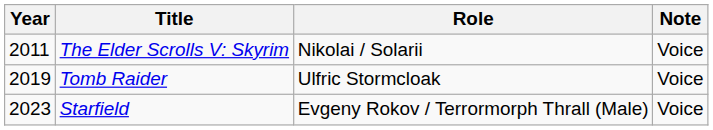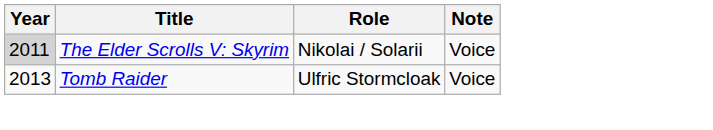(29, 49) no background -> (29, 49) lightgrey background
(30, 79) 2019 -> (30, 79) 2013
- row: (94, 109)
